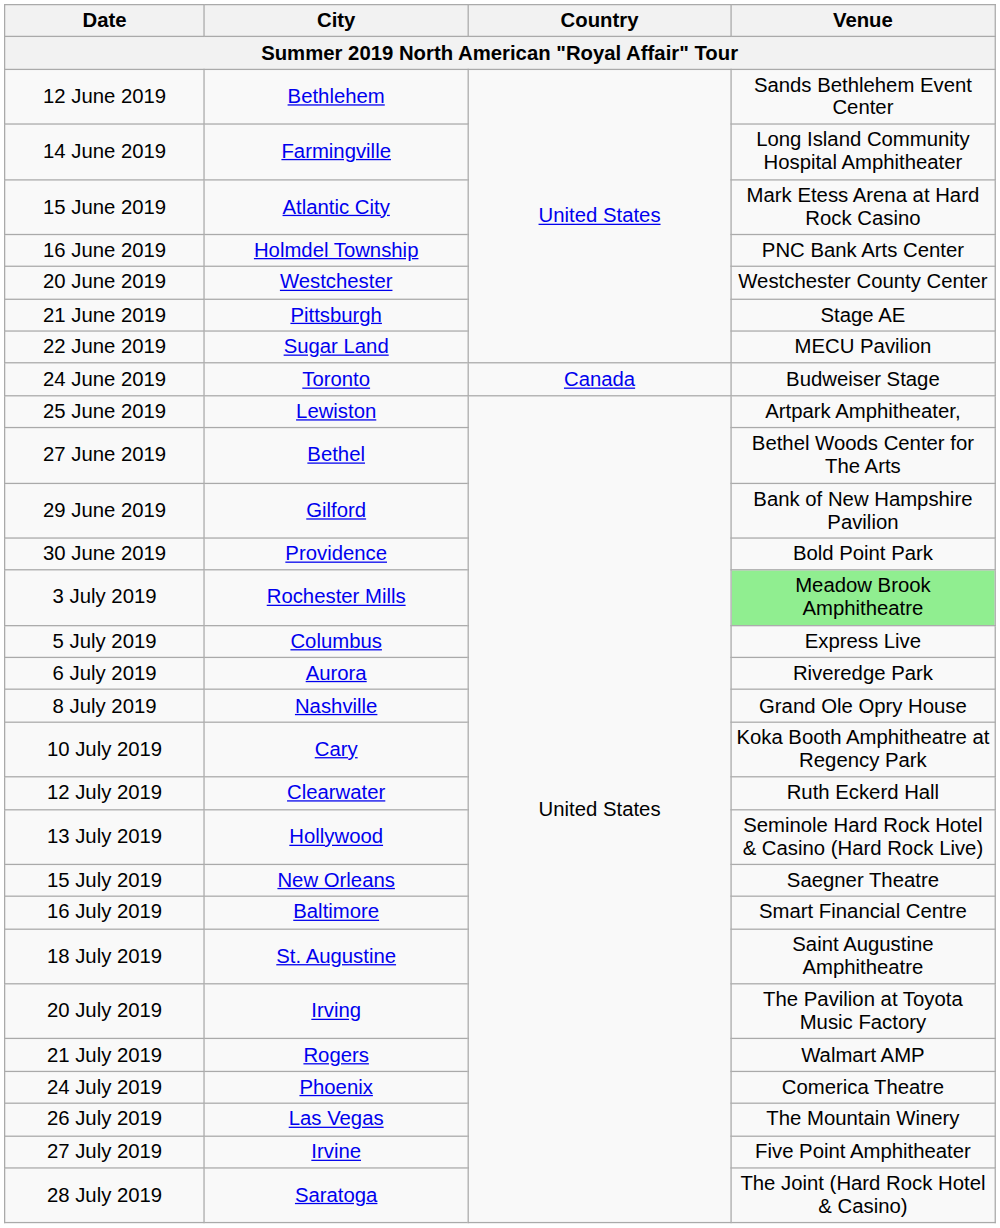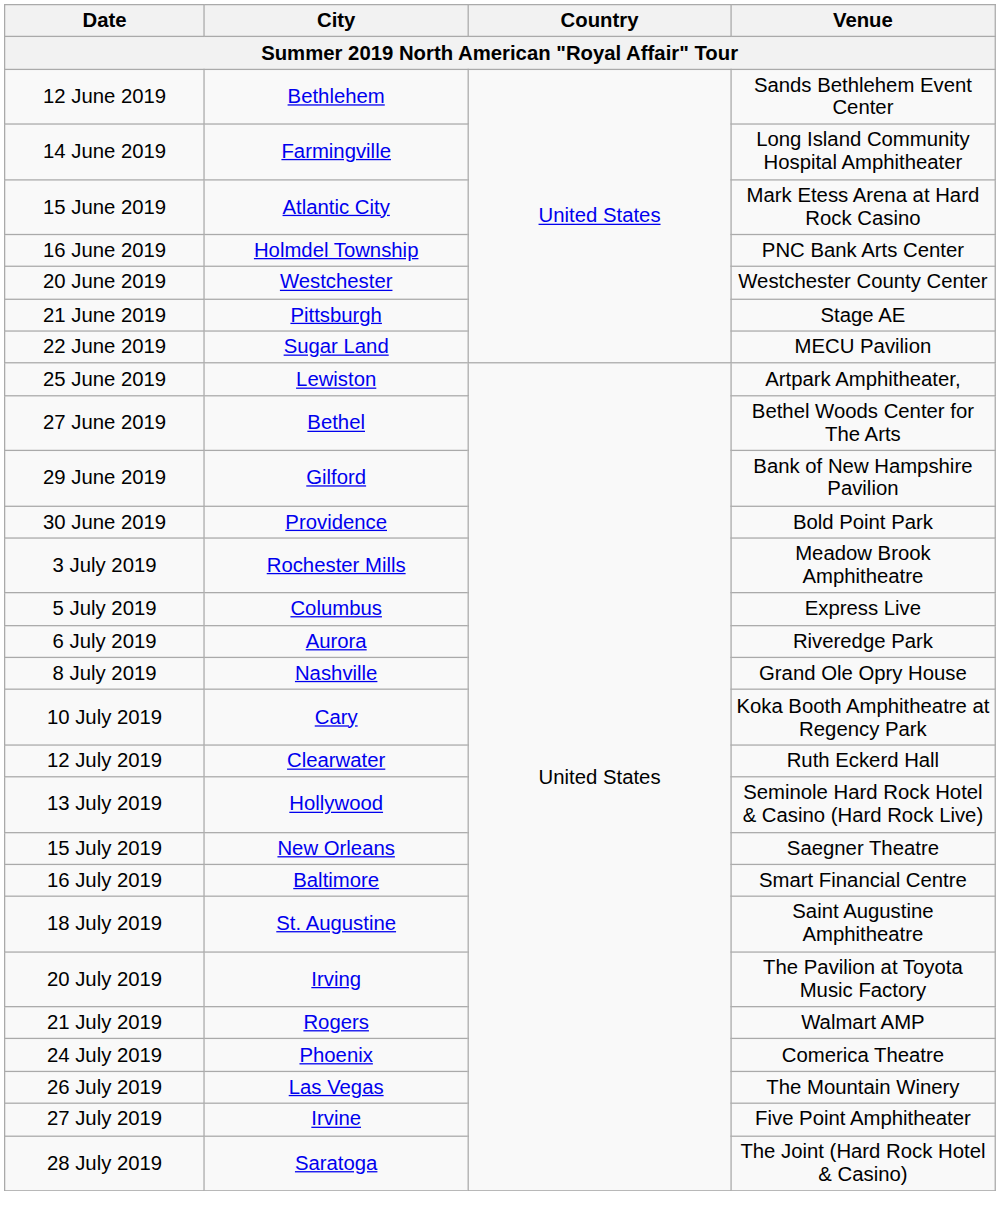- row: (105, 379)
(863, 597) lightgreen background -> (863, 565) no background
